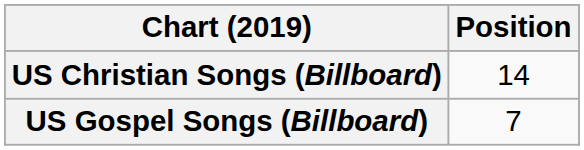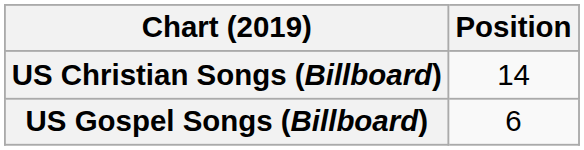(514, 121) 7 -> (514, 121) 6
